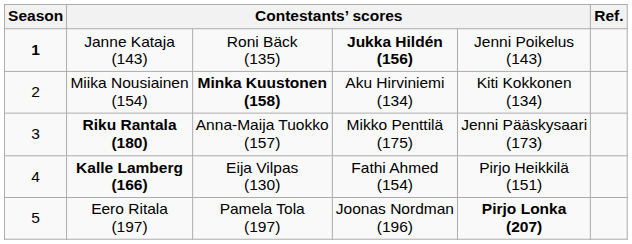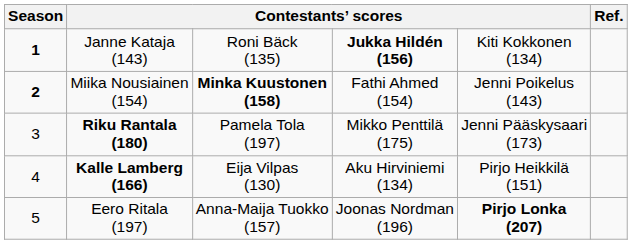(524, 50) Jenni Poikelus (143) -> (524, 50) Kiti Kokkonen (134)
(36, 92) normal -> (36, 92) bold
(395, 92) Aku Hirviniemi (134) -> (395, 92) Fathi Ahmed (154)
(524, 92) Kiti Kokkonen (134) -> (524, 92) Jenni Poikelus (143)
(262, 134) Anna-Maija Tuokko (157) -> (262, 134) Pamela Tola (197)
(395, 176) Fathi Ahmed (154) -> (395, 176) Aku Hirviniemi (134)
(262, 218) Pamela Tola (197) -> (262, 218) Anna-Maija Tuokko (157)
